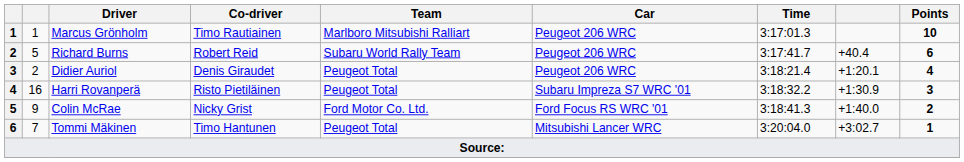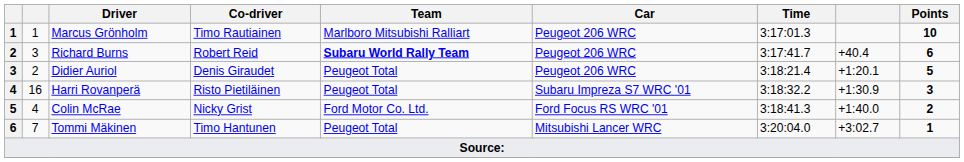(35, 52) 5 -> (35, 52) 3
(392, 52) normal -> (396, 52) bold
(930, 71) 4 -> (930, 71) 5
(35, 109) 9 -> (35, 109) 4
